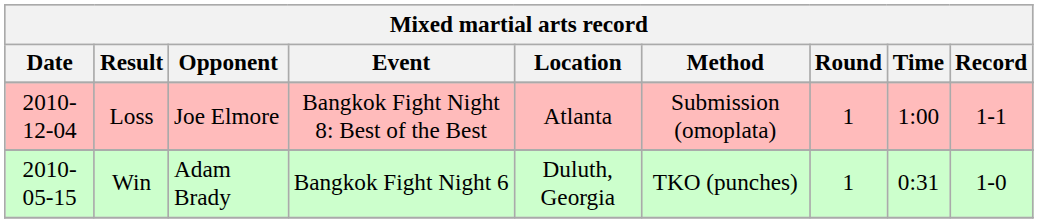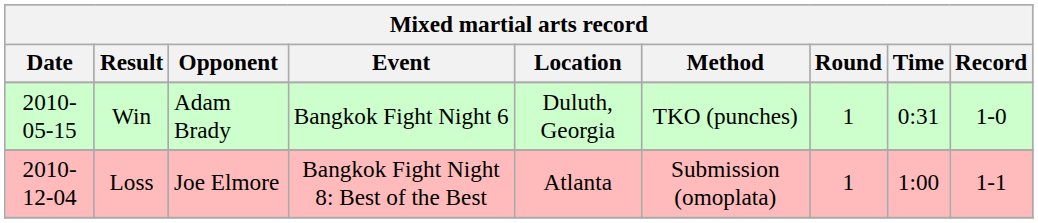rows swapped: (132, 116) <-> (132, 183)
